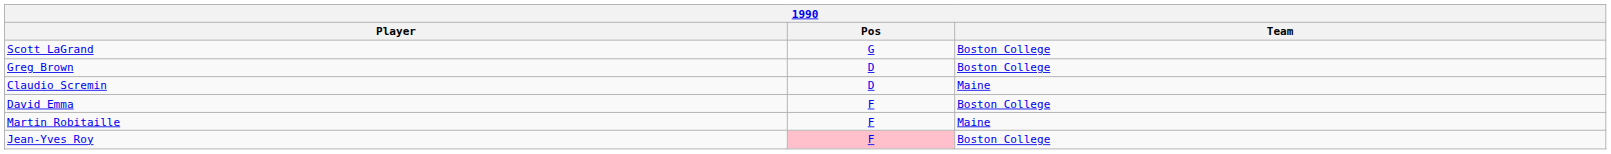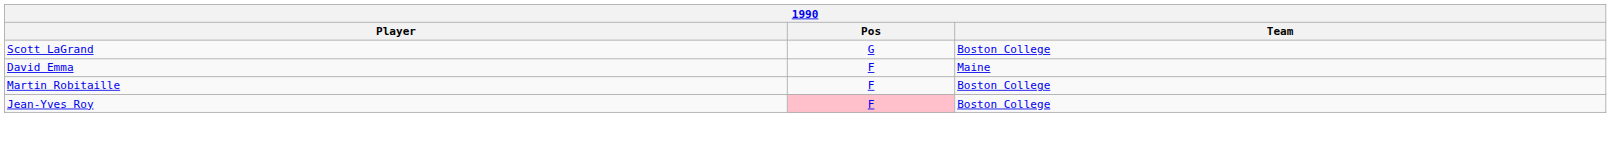- row: (40, 67)
- row: (57, 85)
(1004, 103) Boston College -> (974, 67) Maine
(974, 121) Maine -> (1004, 85) Boston College
